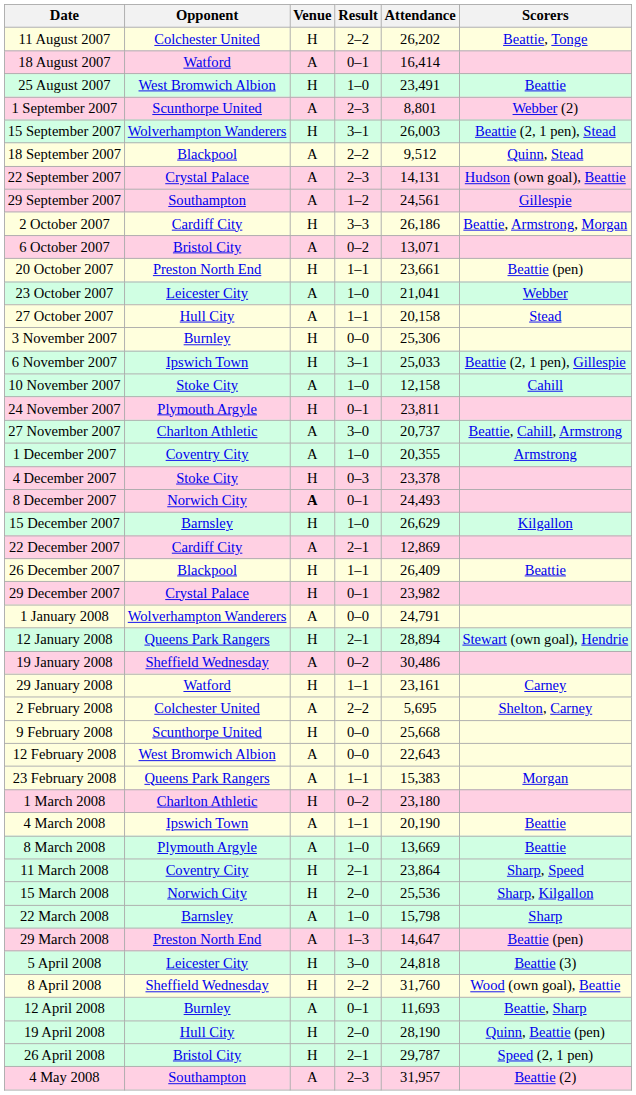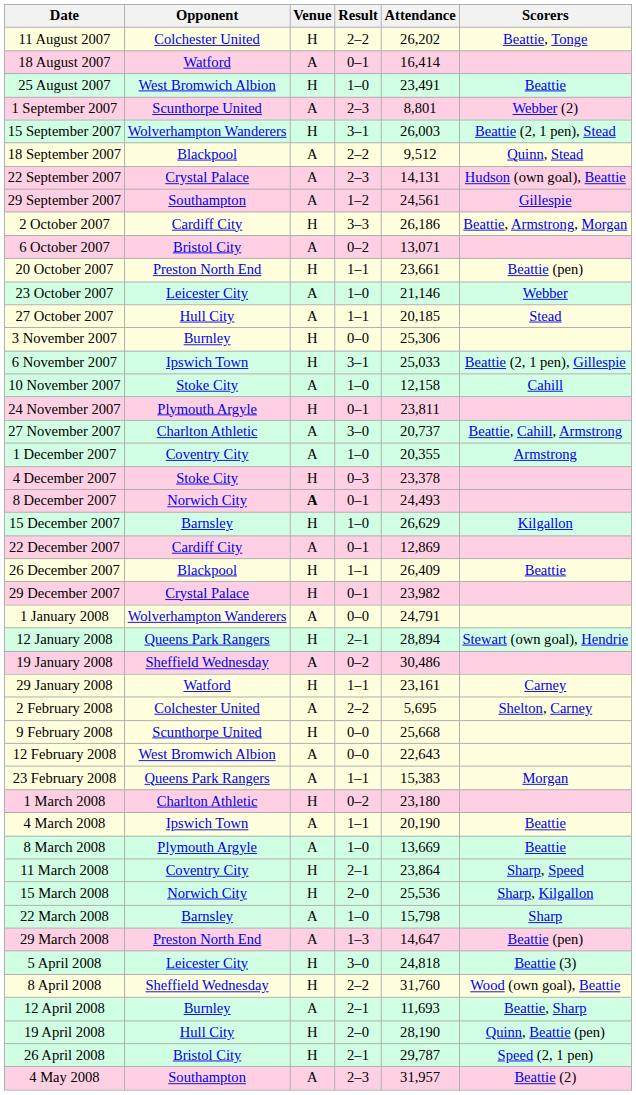(420, 293) 21,041 -> (420, 293) 21,146
(420, 316) 20,158 -> (420, 316) 20,185
(358, 547) 2–1 -> (358, 547) 0–1
(358, 1008) 0–1 -> (358, 1008) 2–1
